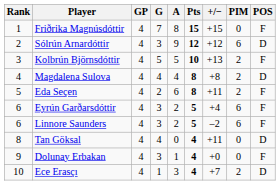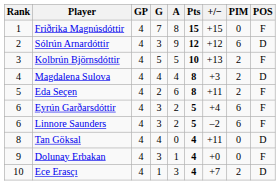(215, 76) +8 -> (215, 76) +3
